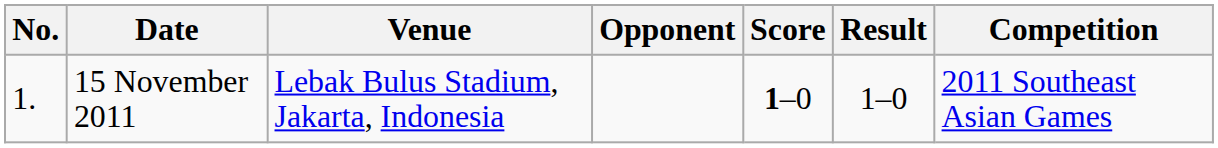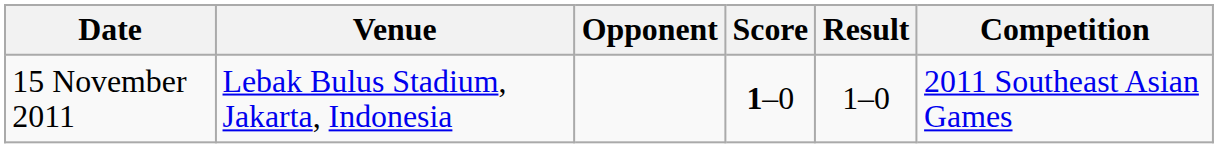- column: (36, 29)
